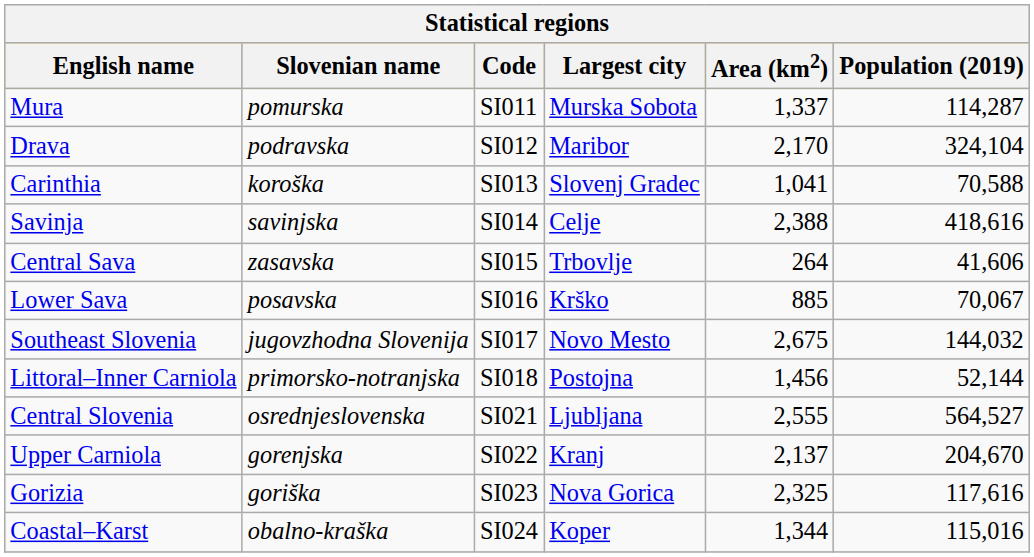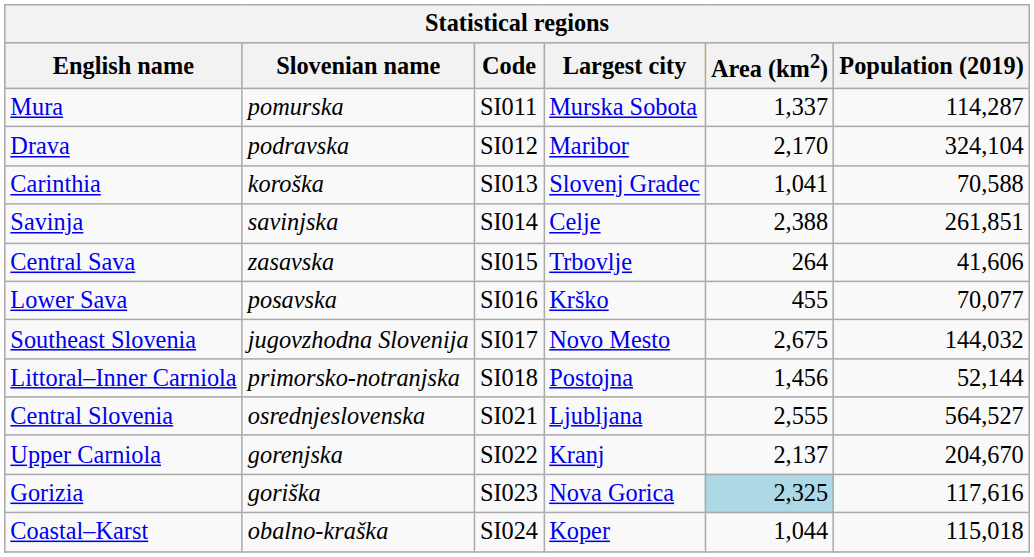(984, 223) 418,616 -> (984, 223) 261,851
(810, 300) 885 -> (810, 300) 455
(990, 300) 70,067 -> (990, 300) 70,077
(801, 493) no background -> (801, 493) lightblue background
(801, 531) 1,344 -> (801, 531) 1,044
(985, 531) 115,016 -> (985, 531) 115,018
